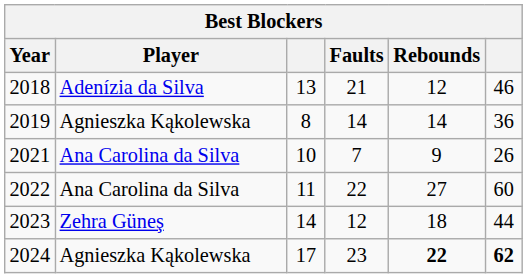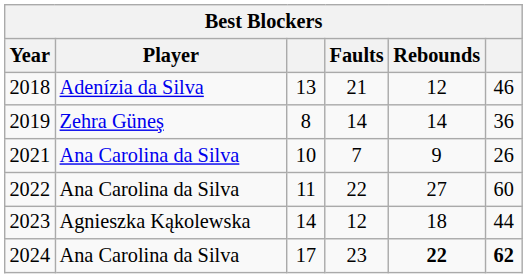(155, 122) Agnieszka Kąkolewska -> (112, 122) Zehra Güneş
(112, 222) Zehra Güneş -> (155, 222) Agnieszka Kąkolewska
(155, 256) Agnieszka Kąkolewska -> (149, 256) Ana Carolina da Silva
